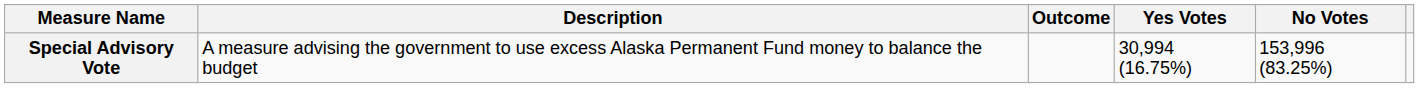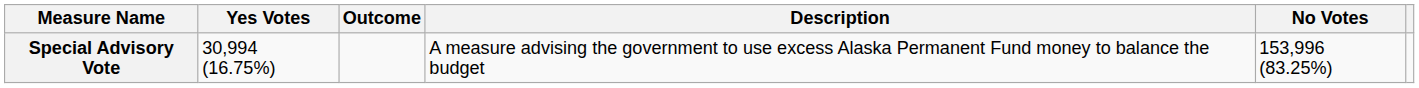columns swapped: (613, 18) <-> (1185, 18)
